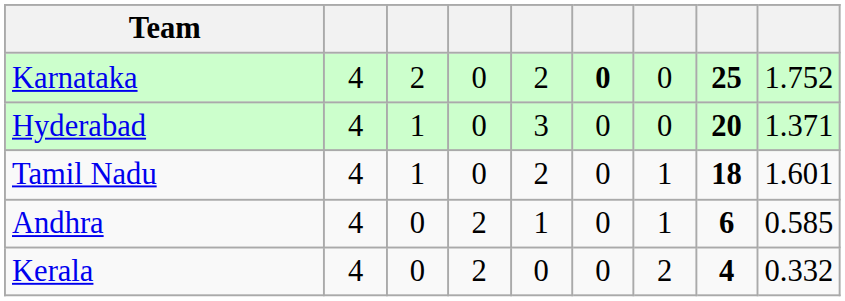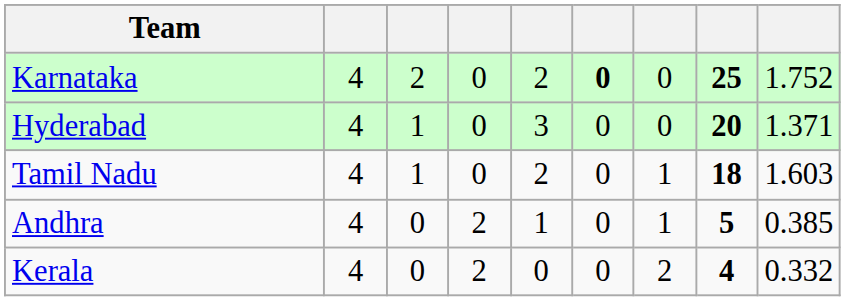(799, 174) 1.601 -> (799, 174) 1.603
(727, 222) 6 -> (727, 222) 5
(799, 222) 0.585 -> (799, 222) 0.385
